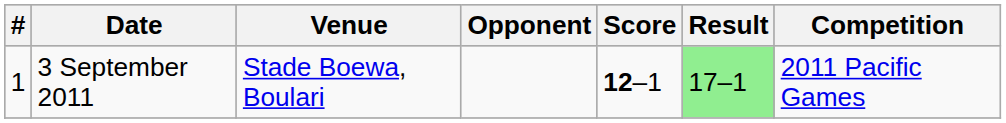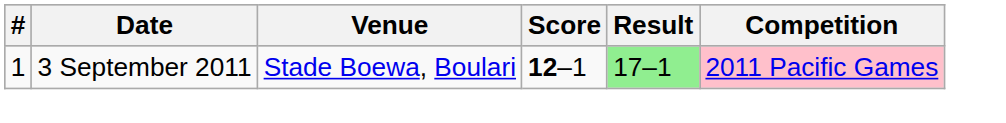- column: (529, 25)
(851, 81) no background -> (822, 66) pink background
